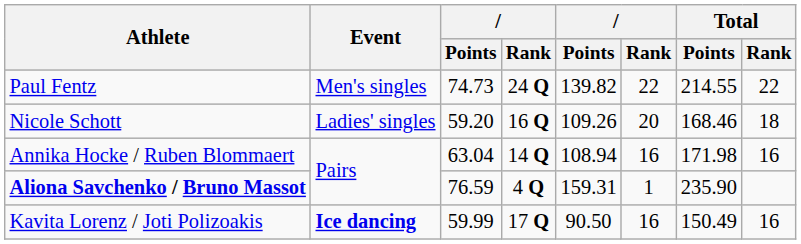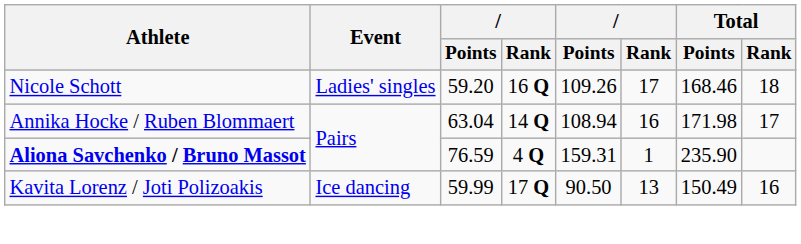- row: (53, 87)
(649, 121) 20 -> (649, 87) 17
(769, 154) 16 -> (769, 121) 17
(366, 222) bold -> (363, 188) normal
(649, 222) 16 -> (649, 188) 13
